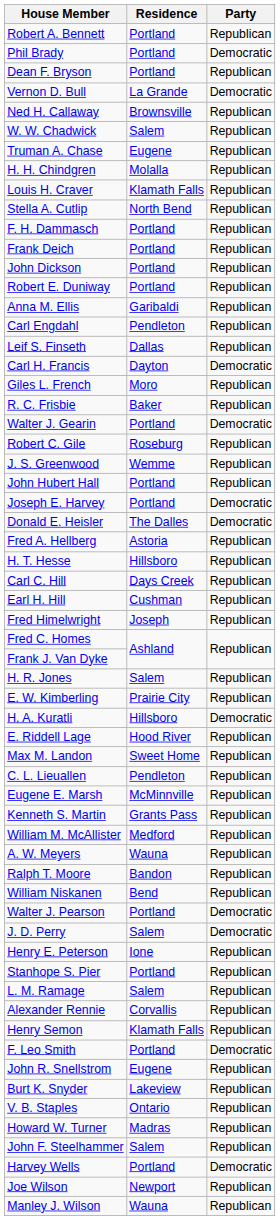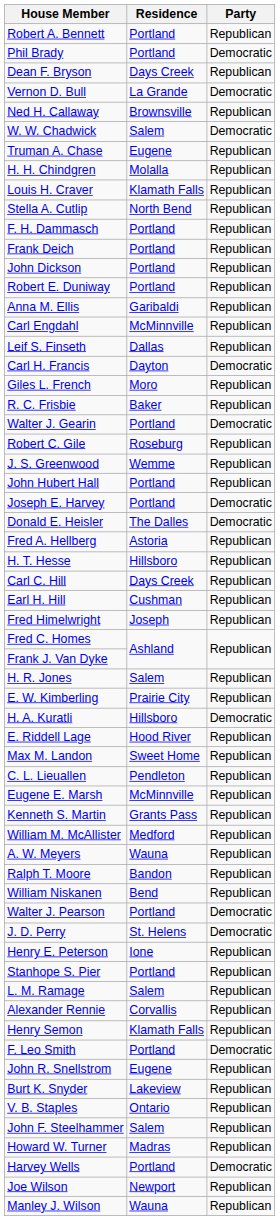(152, 72) Portland -> (161, 72) Days Creek
(240, 131) Republican -> (241, 131) Democratic
(157, 326) Pendleton -> (161, 326) McMinnville
(147, 932) Salem -> (158, 932) St. Helens
rows swapped: (65, 1147) <-> (57, 1127)
